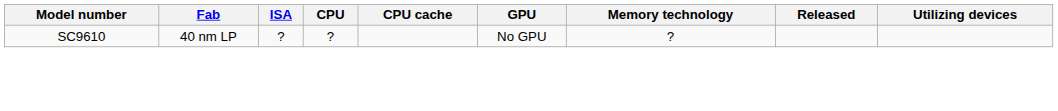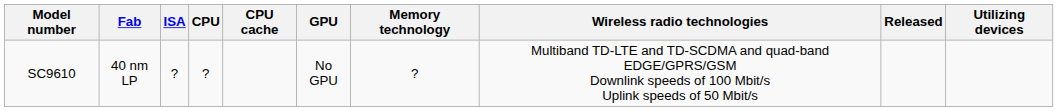+ column: (680, 22)
